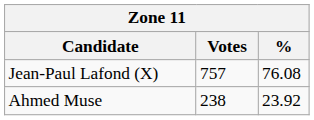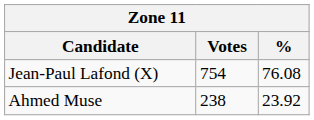(213, 73) 757 -> (213, 73) 754
